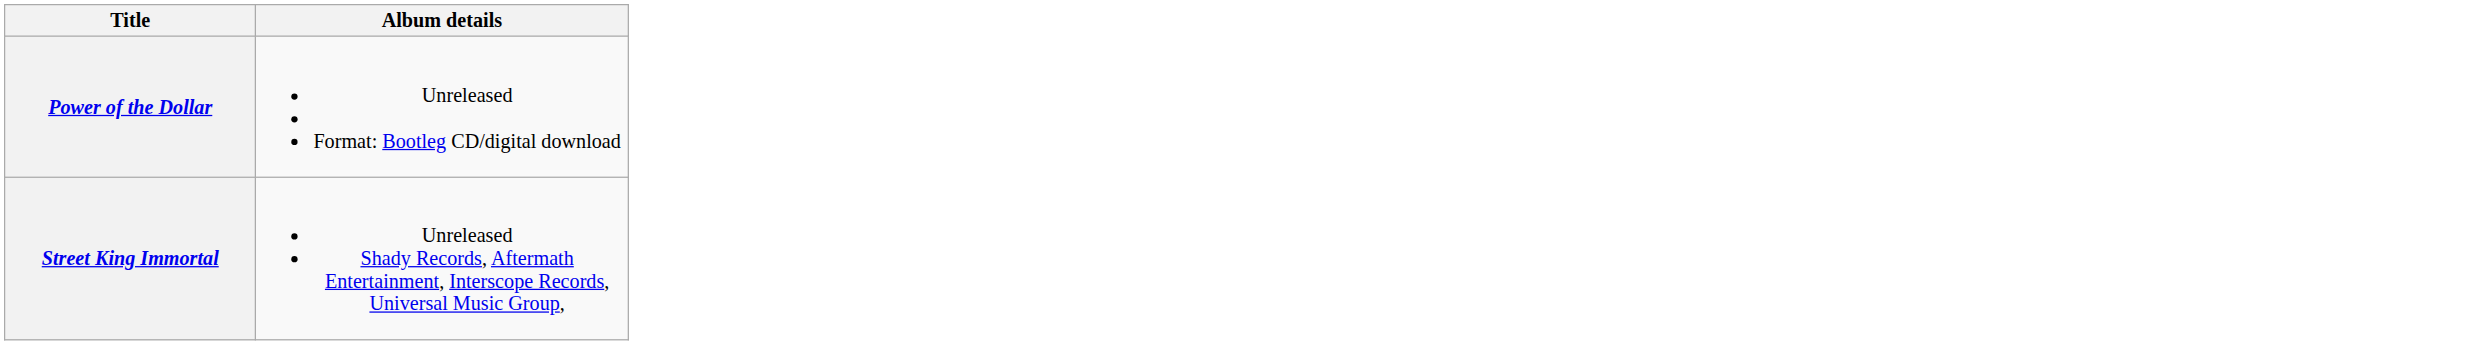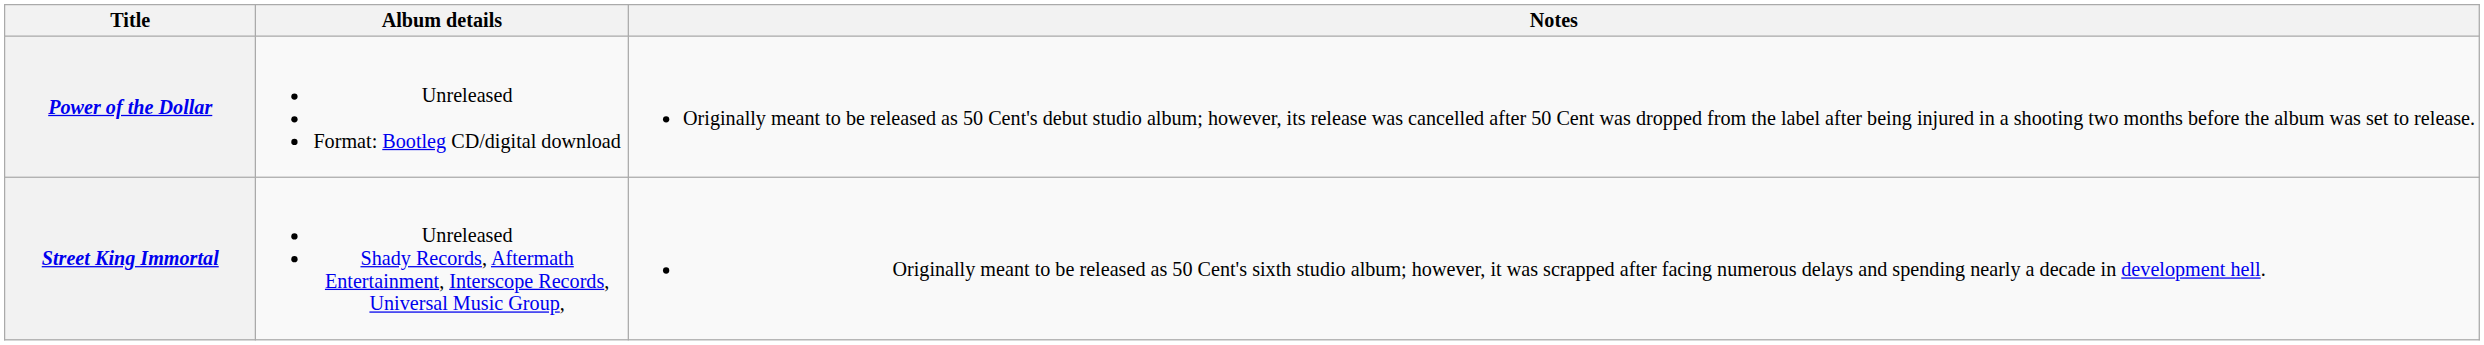+ column: (1554, 20)
